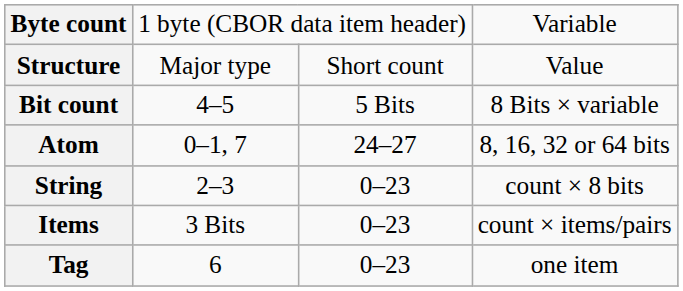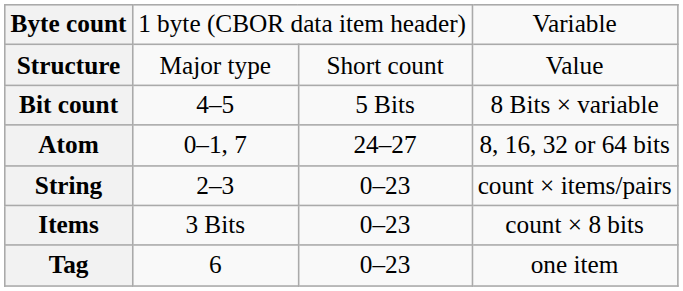(575, 184) count × 8 bits -> (575, 184) count × items/pairs
(575, 225) count × items/pairs -> (575, 225) count × 8 bits
